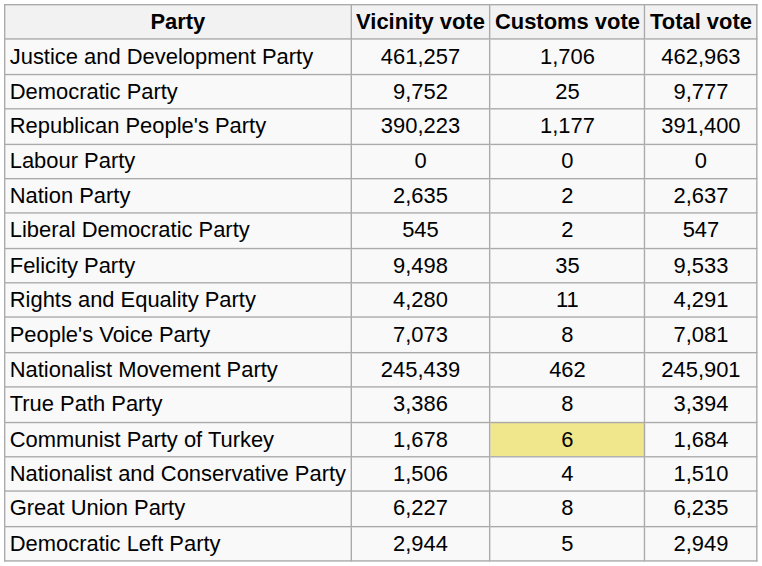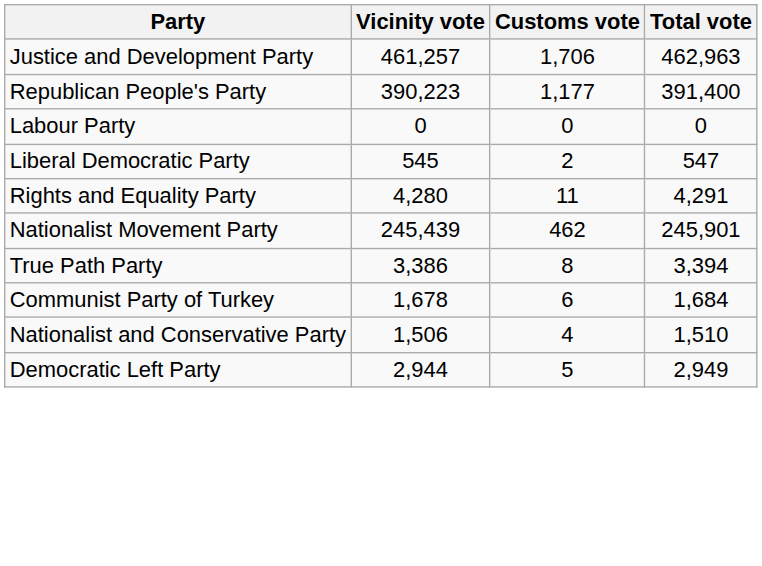- row: (94, 91)
- row: (70, 195)
- row: (72, 265)
- row: (110, 334)
(567, 439) khaki background -> (567, 299) no background
- row: (97, 508)
